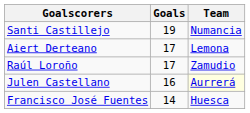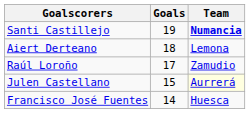(216, 30) normal -> (216, 30) bold
(169, 48) 17 -> (169, 48) 18
(169, 83) 16 -> (169, 83) 15
